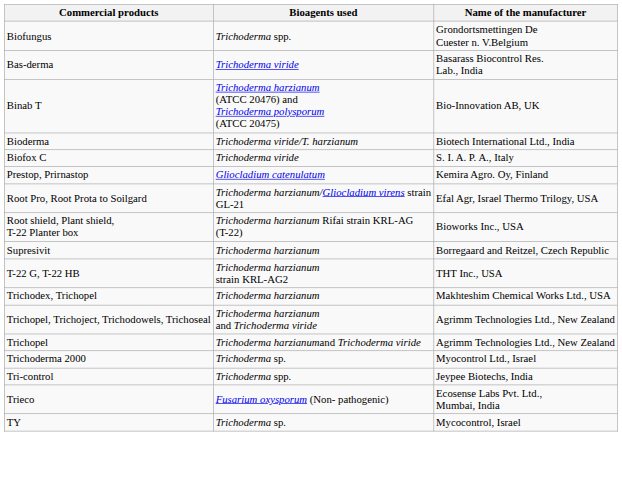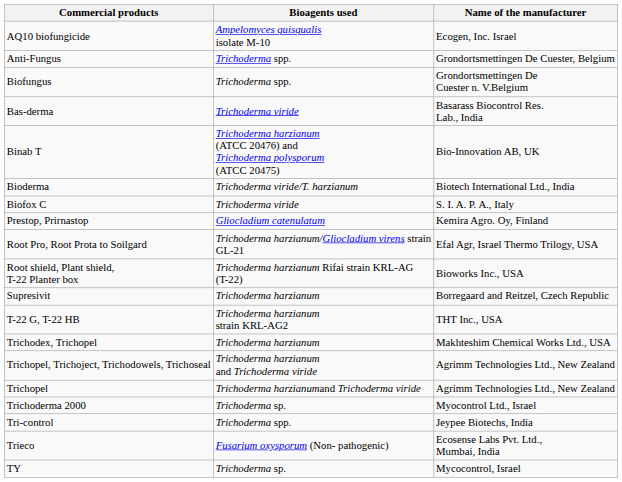+ row: (48, 36)
+ row: (34, 59)
